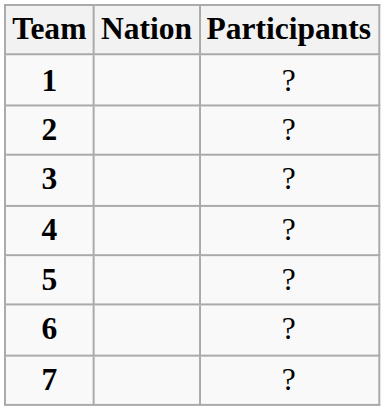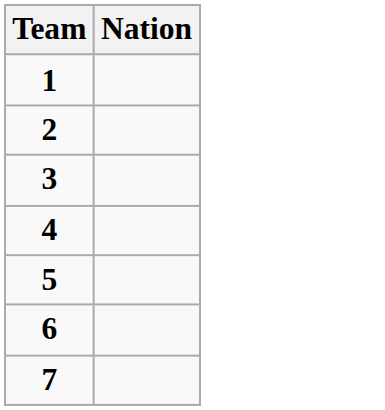- column: (289, 29)
